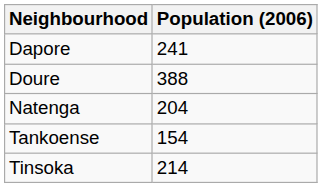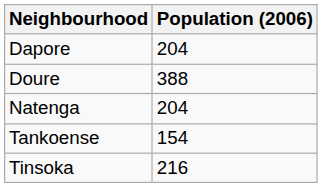(172, 49) 241 -> (172, 49) 204
(172, 167) 214 -> (172, 167) 216
